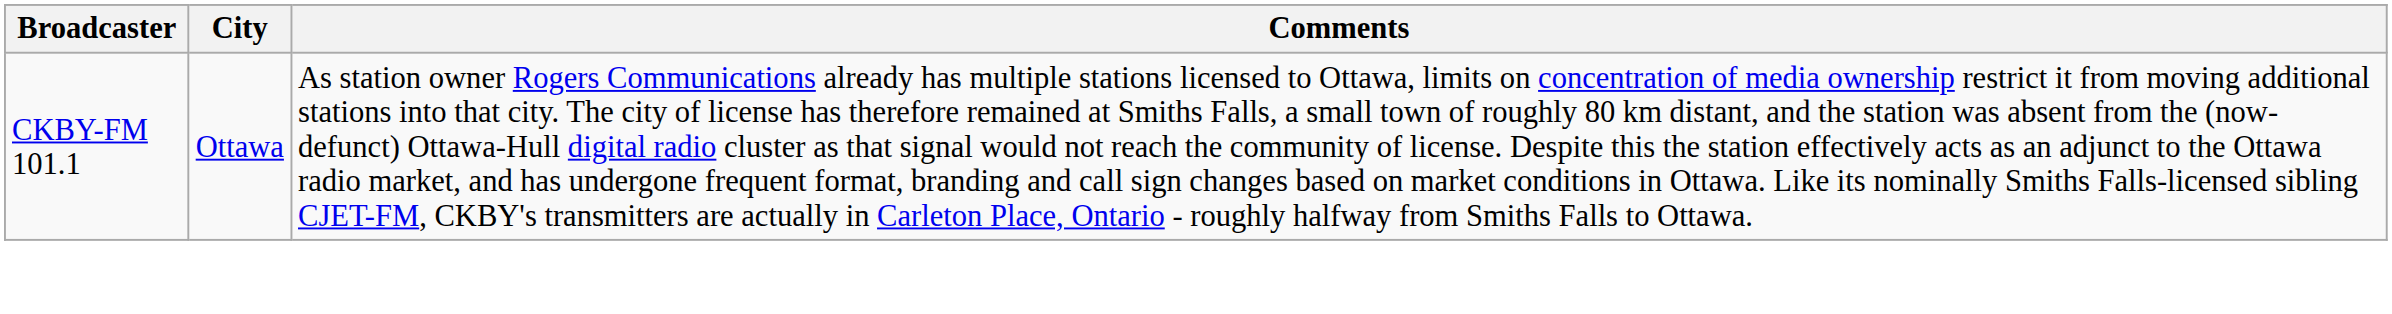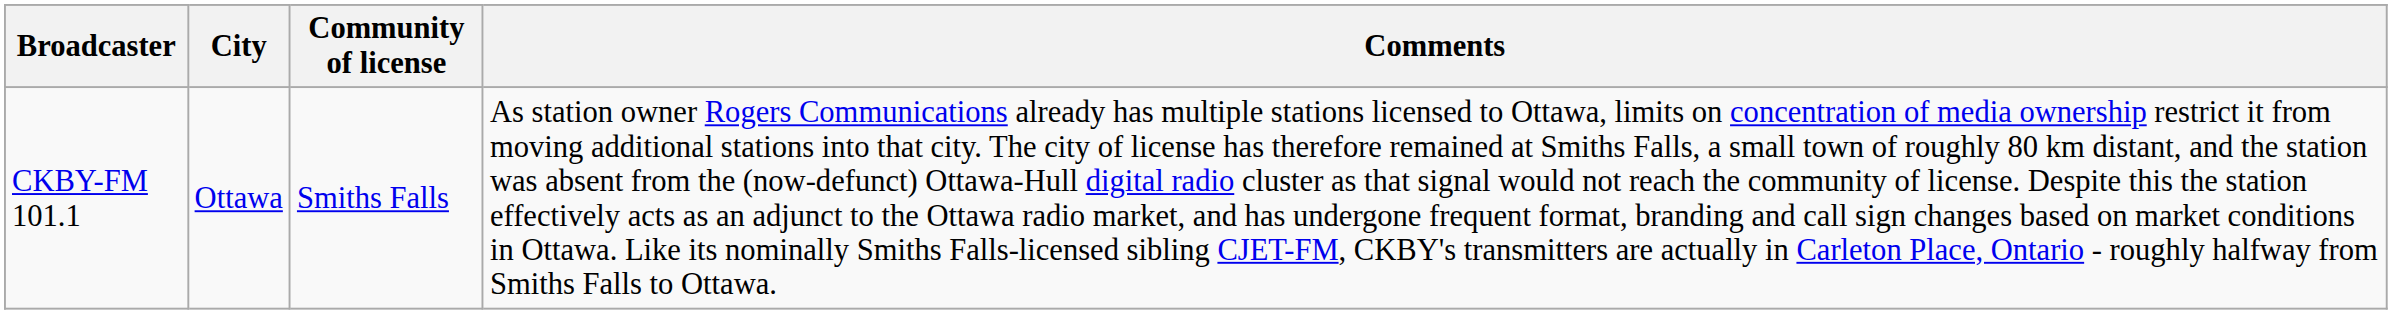+ column: (386, 45)
